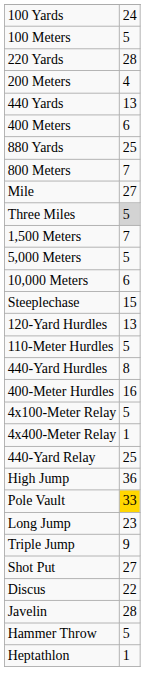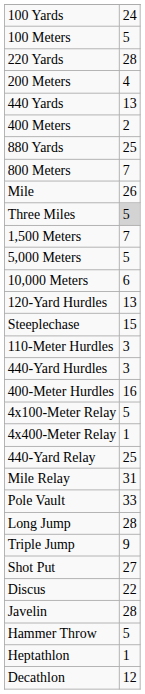(126, 125) 6 -> (126, 125) 2
(130, 192) 27 -> (130, 192) 26
rows swapped: (44, 302) <-> (57, 324)
(126, 346) 5 -> (126, 346) 3
(126, 368) 8 -> (126, 368) 3
+ row: (39, 479)
- row: (38, 479)
(130, 501) gold background -> (130, 501) no background
(130, 523) 23 -> (130, 523) 28
+ row: (36, 677)
